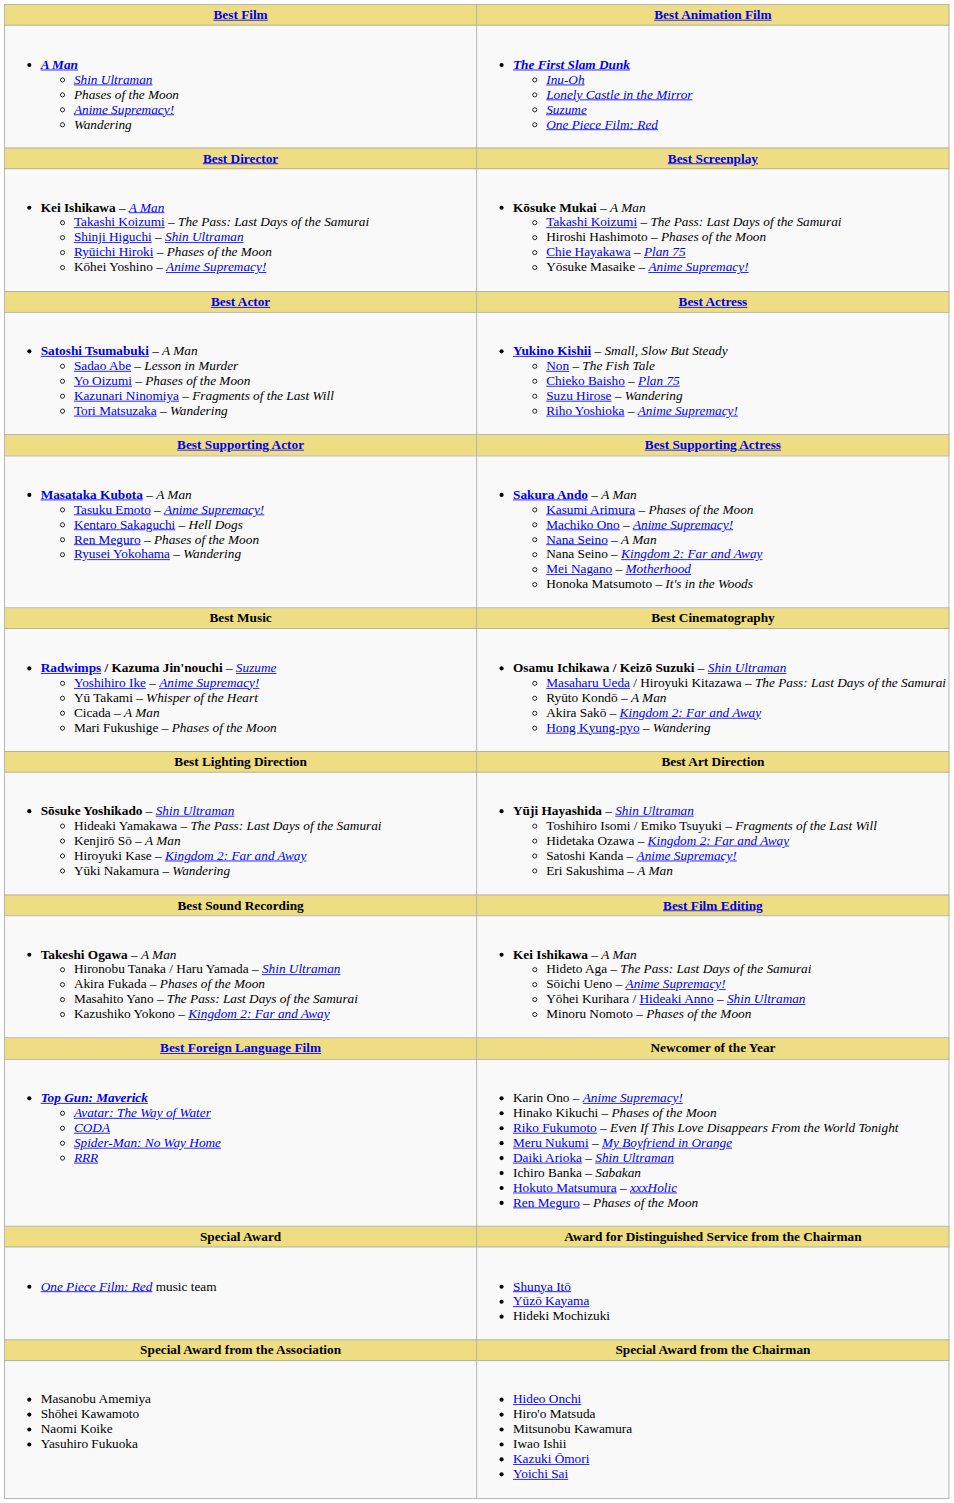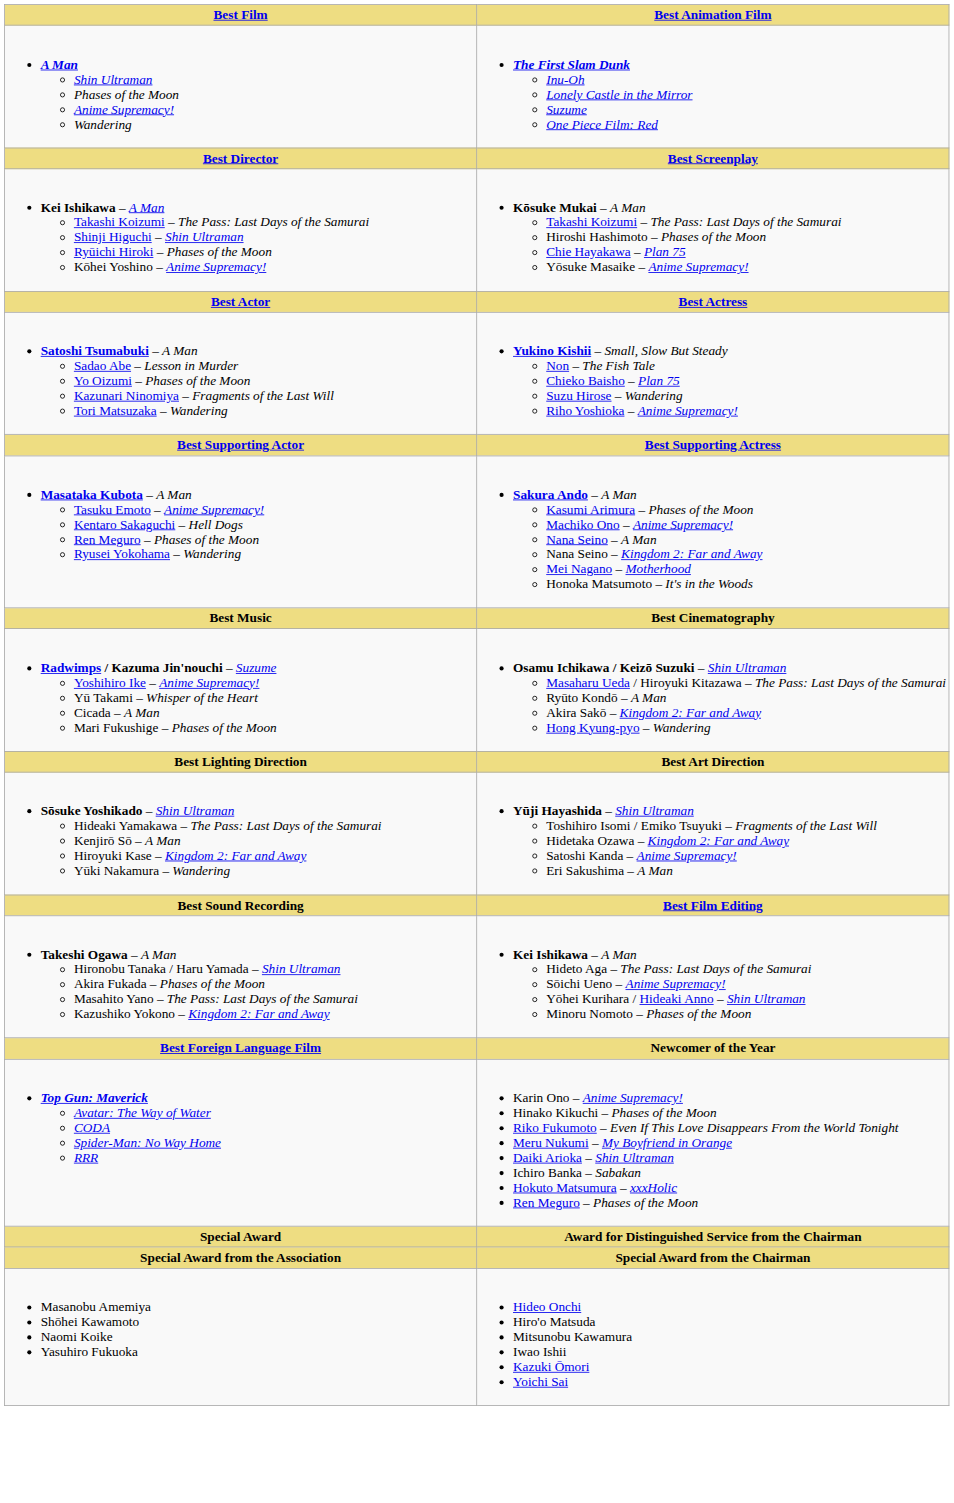- row: (241, 1286)
